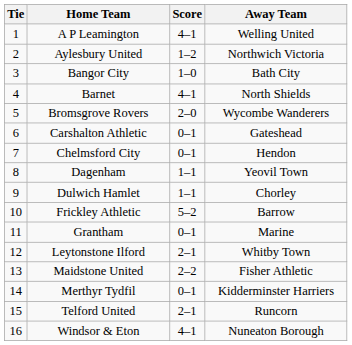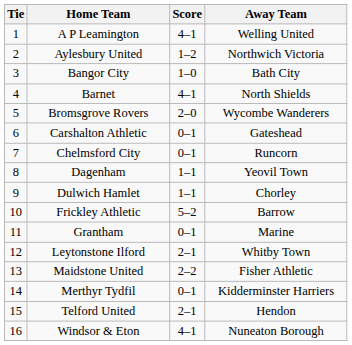(276, 152) Hendon -> (276, 152) Runcorn
(276, 311) Runcorn -> (276, 311) Hendon
